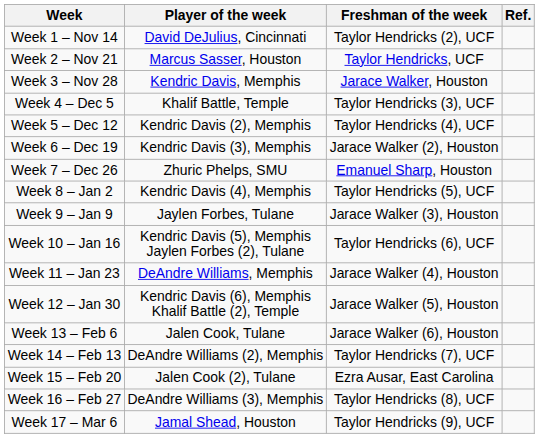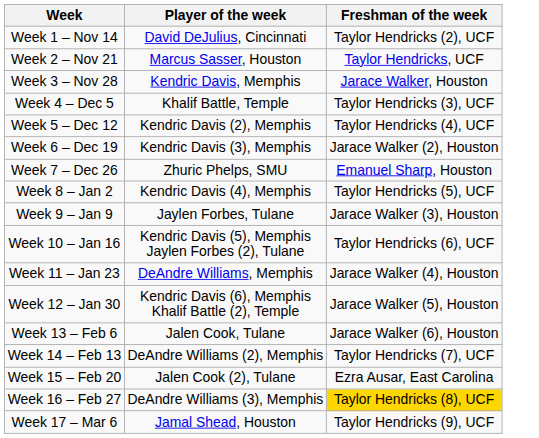- column: (518, 15)
(414, 400) no background -> (414, 400) gold background
